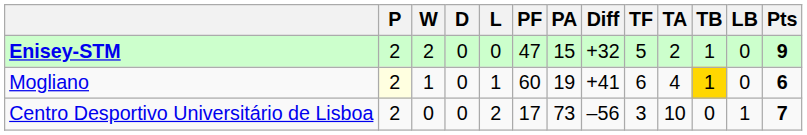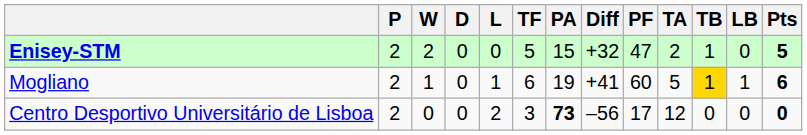columns swapped: (530, 20) <-> (641, 20)
(782, 51) 9 -> (782, 51) 5
(395, 82) lightyellow background -> (395, 82) no background
(675, 82) 4 -> (675, 82) 5
(745, 82) 0 -> (745, 82) 1
(564, 113) normal -> (564, 113) bold
(675, 113) 10 -> (675, 113) 12
(745, 113) 1 -> (745, 113) 0
(782, 113) 7 -> (782, 113) 0
